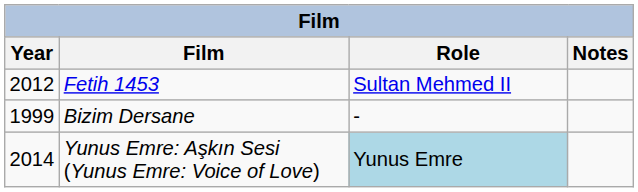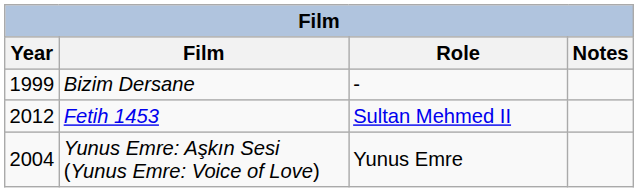rows swapped: (129, 117) <-> (111, 85)
(32, 160) 2014 -> (32, 160) 2004
(408, 160) lightblue background -> (408, 160) no background
